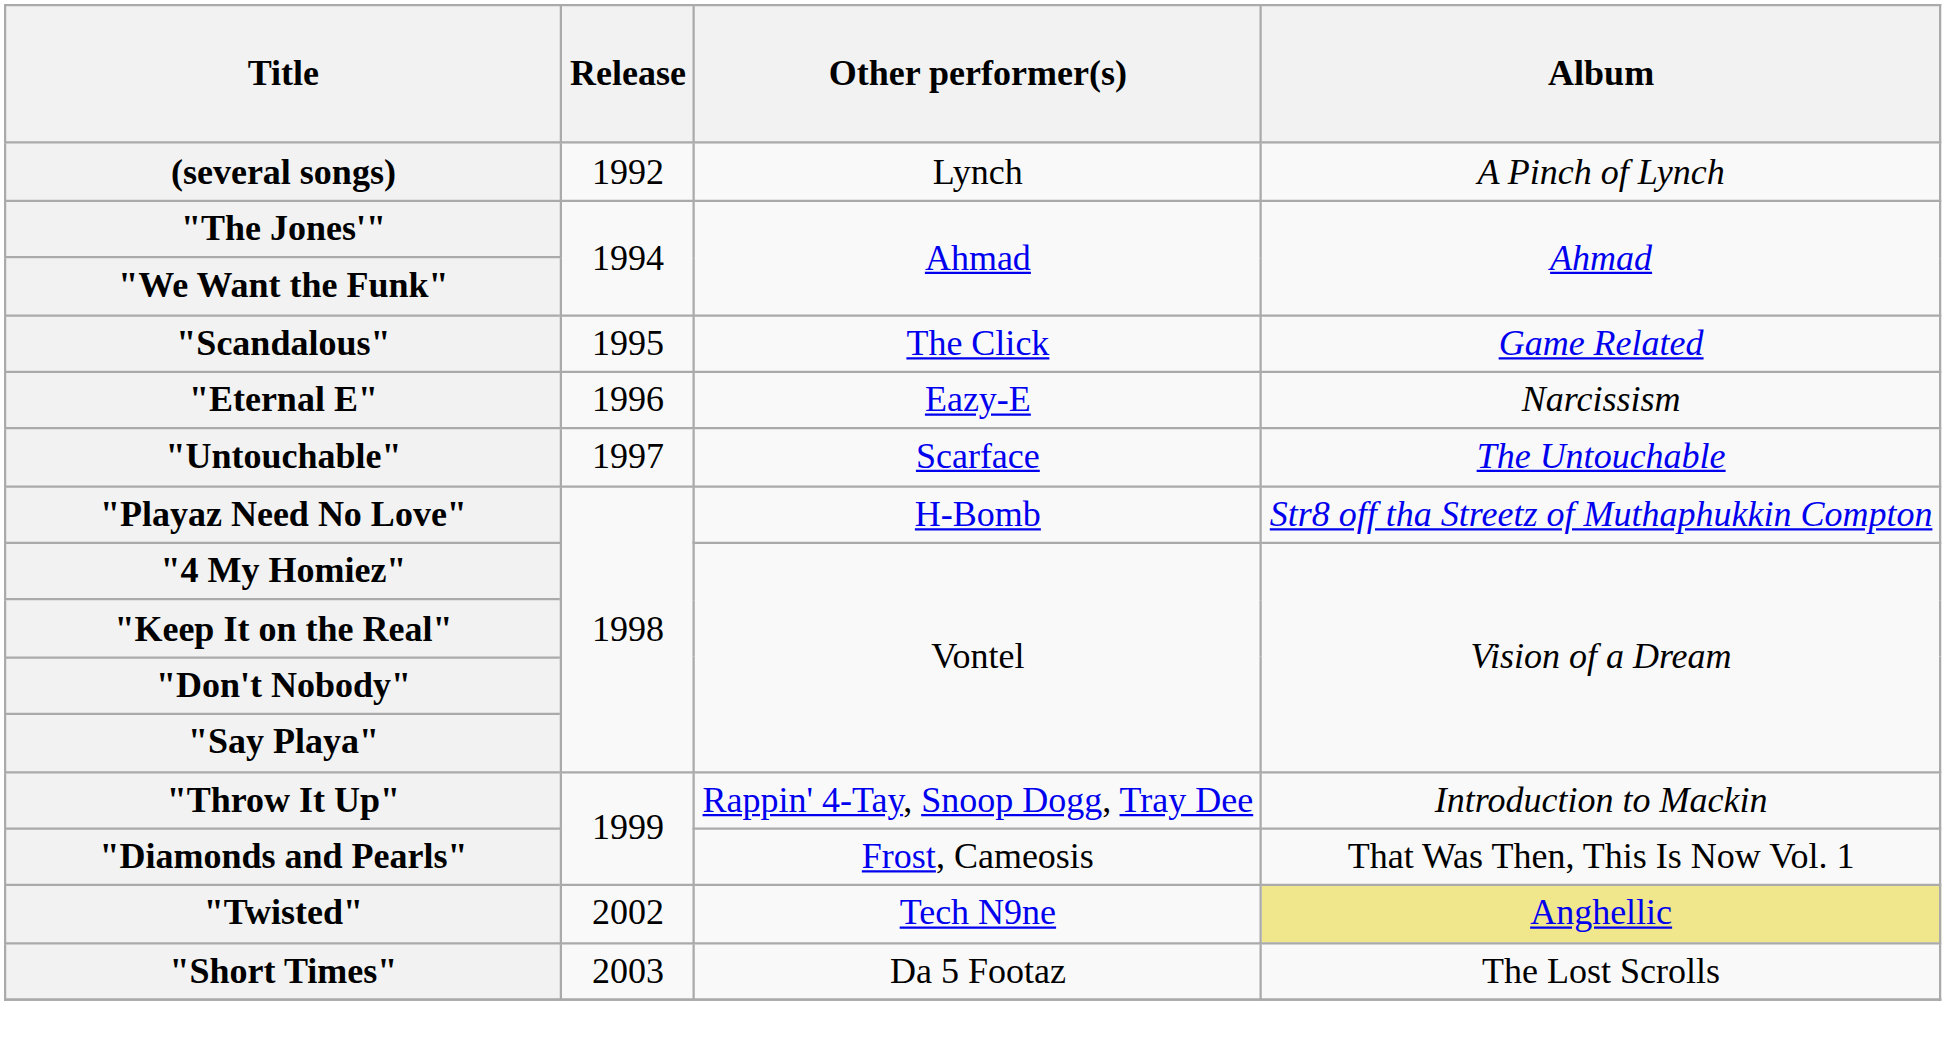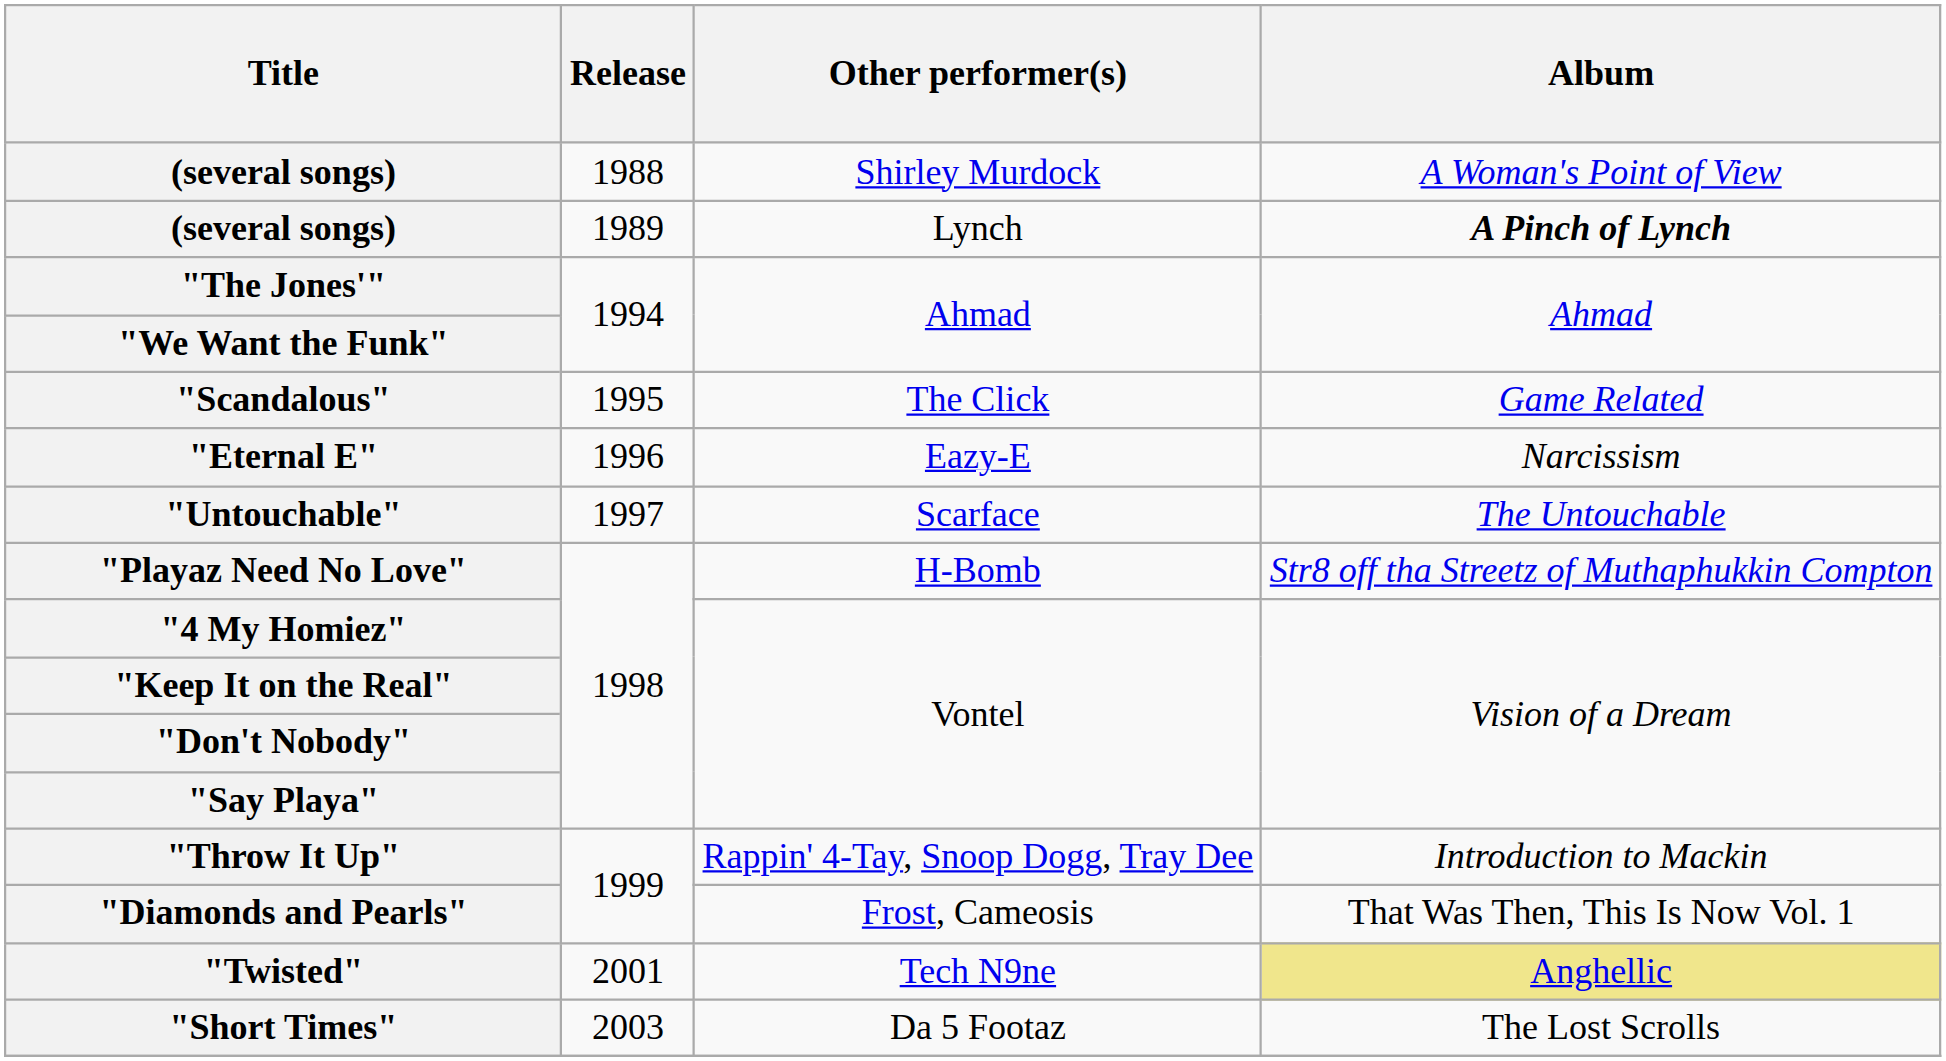+ row: (283, 171)
(628, 171) 1992 -> (628, 228) 1989
(1601, 171) normal -> (1601, 228) bold
(628, 913) 2002 -> (628, 970) 2001
